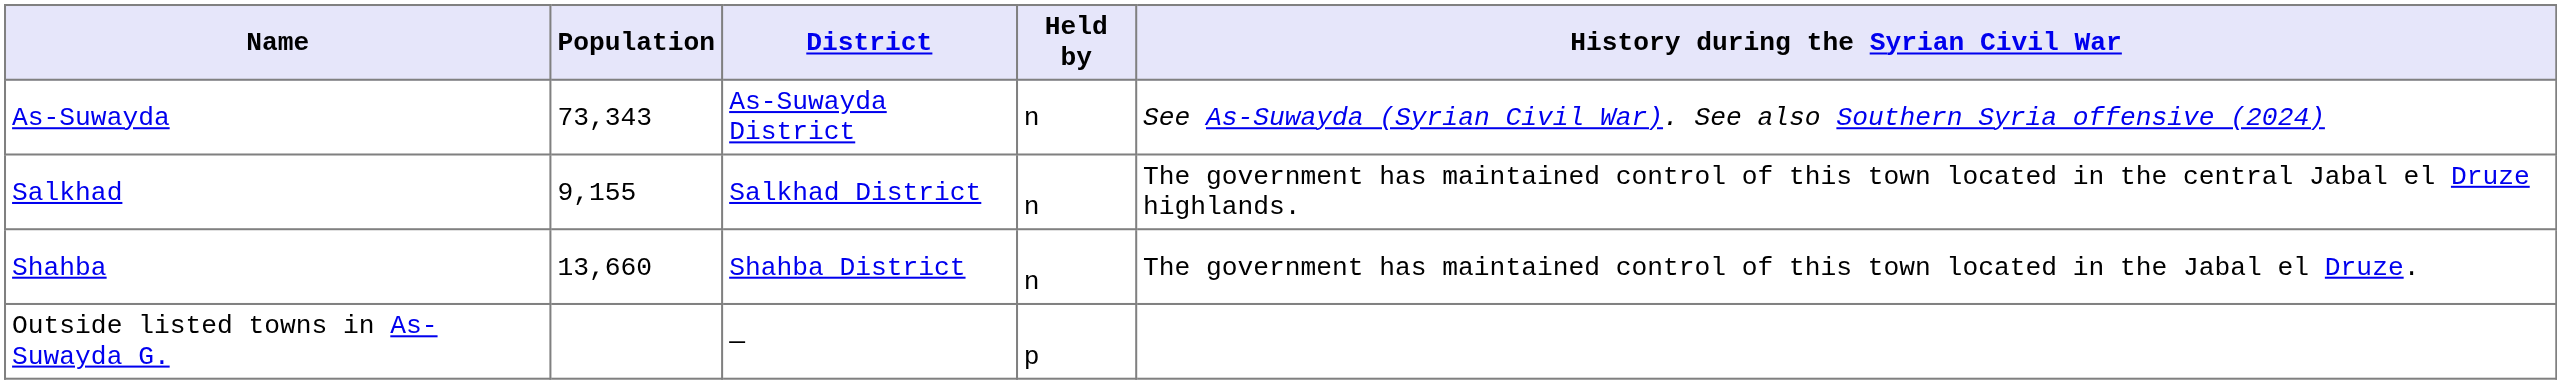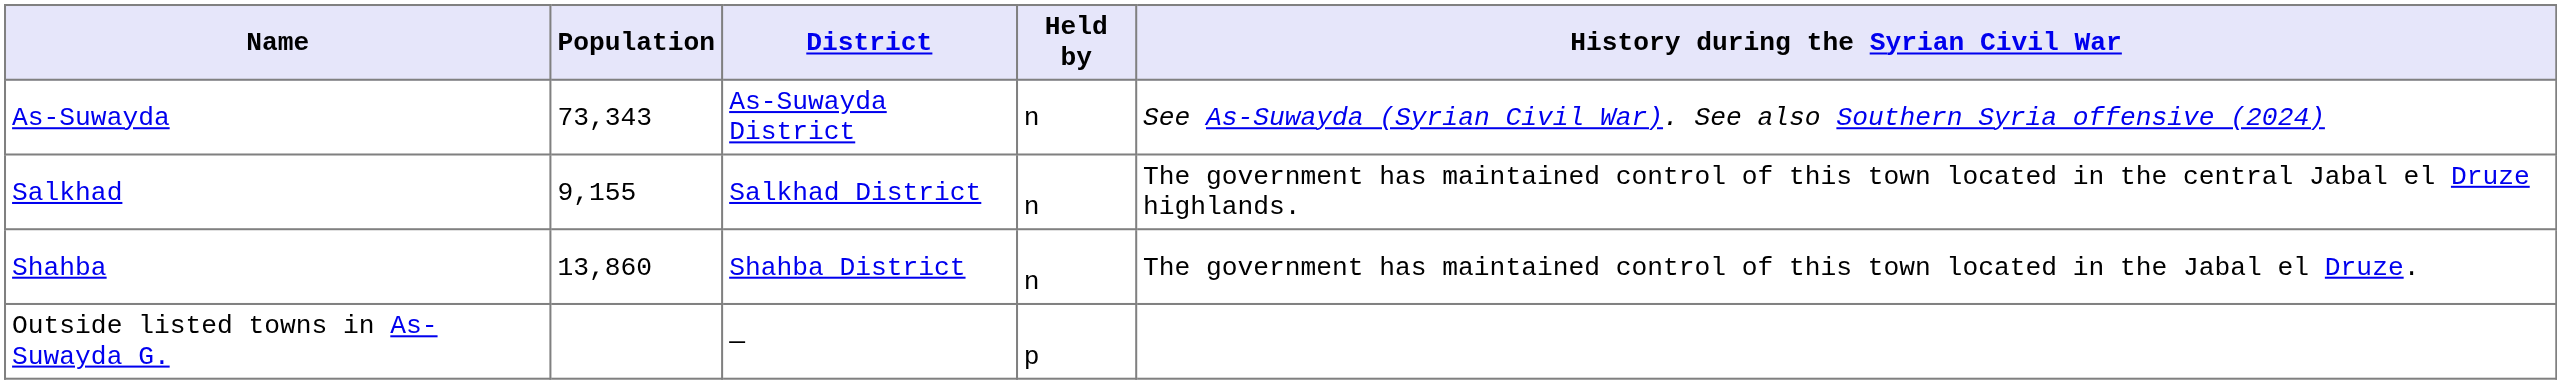(605, 267) 13,660 -> (605, 267) 13,860
